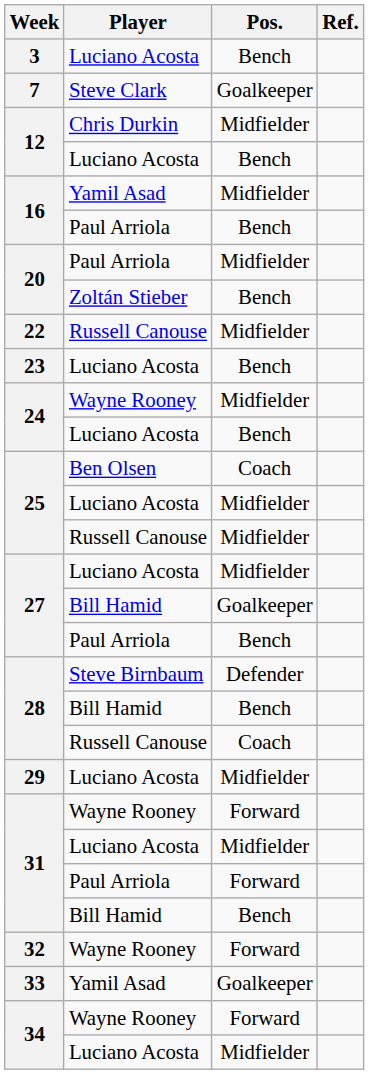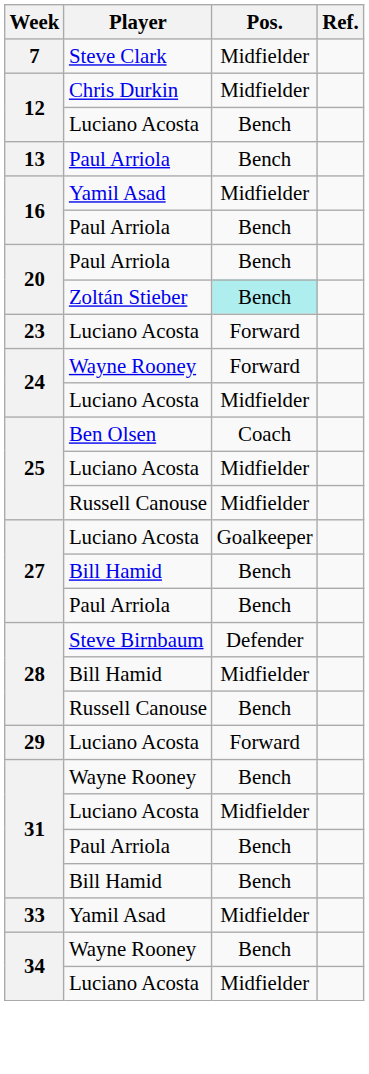- row: (34, 56)
(265, 90) Goalkeeper -> (265, 56) Midfielder
+ row: (34, 159)
(265, 262) Midfielder -> (265, 262) Bench
(265, 296) no background -> (265, 296) paleturquoise background
- row: (34, 330)
(265, 365) Bench -> (265, 330) Forward
(265, 399) Midfielder -> (265, 365) Forward
(265, 433) Bench -> (265, 399) Midfielder
(265, 571) Midfielder -> (265, 536) Goalkeeper
(265, 605) Goalkeeper -> (265, 571) Bench
(265, 708) Bench -> (265, 674) Midfielder
(265, 742) Coach -> (265, 708) Bench
(265, 777) Midfielder -> (265, 742) Forward
(265, 811) Forward -> (265, 777) Bench
(265, 880) Forward -> (265, 845) Bench
- row: (34, 948)
(265, 983) Goalkeeper -> (265, 914) Midfielder
(265, 1017) Forward -> (265, 948) Bench
